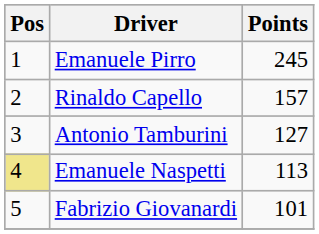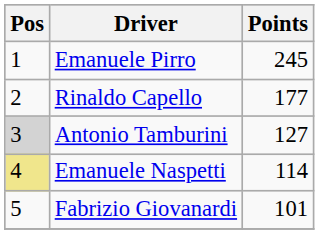(291, 97) 157 -> (291, 97) 177
(16, 134) no background -> (16, 134) lightgrey background
(291, 171) 113 -> (291, 171) 114
